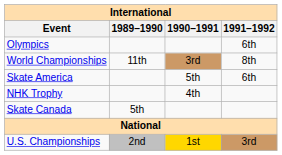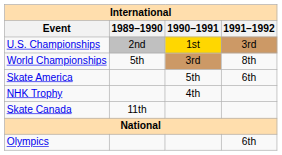rows swapped: (28, 45) <-> (53, 142)
(137, 61) 11th -> (137, 61) 5th
(137, 110) 5th -> (137, 110) 11th
